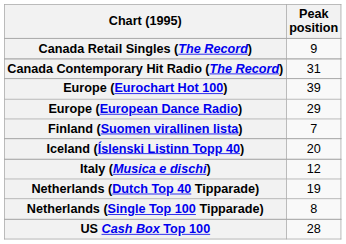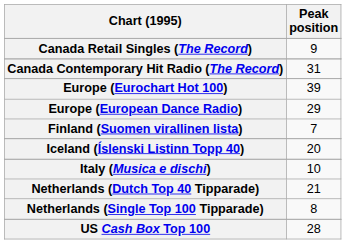(314, 169) 12 -> (314, 169) 10
(314, 189) 19 -> (314, 189) 21
